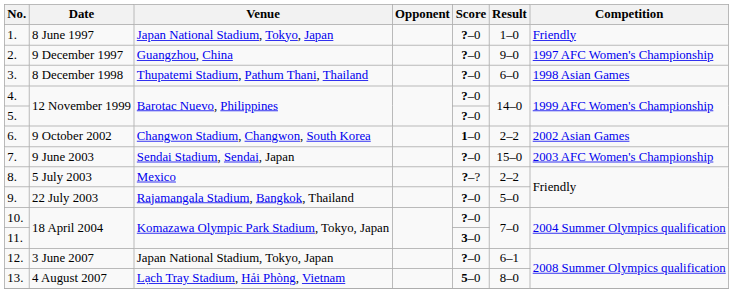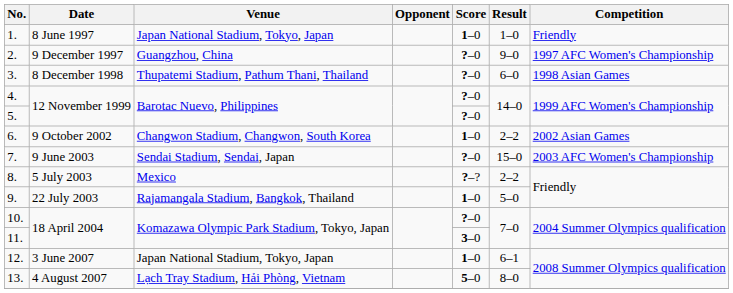(471, 34) ?–0 -> (471, 34) 1–0
(471, 197) ?–0 -> (471, 197) 1–0
(471, 258) ?–0 -> (471, 258) 1–0
